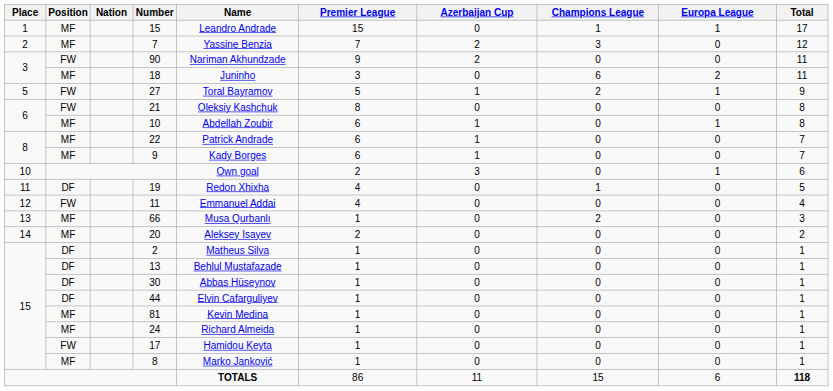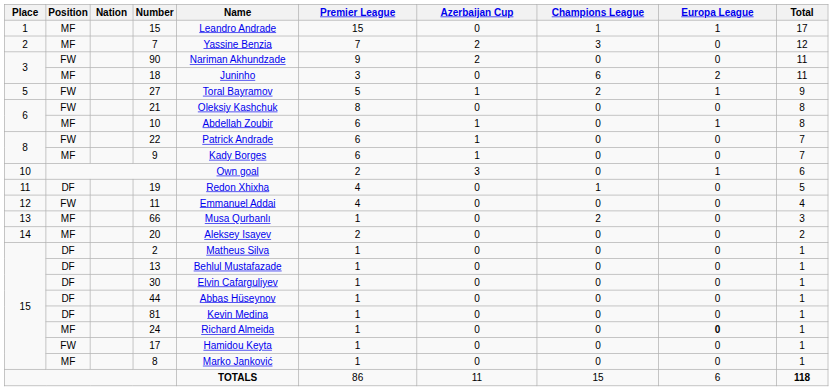(68, 140) MF -> (68, 140) FW
(238, 282) Abbas Hüseynov -> (238, 282) Elvin Cafarguliyev
(238, 298) Elvin Cafarguliyev -> (238, 298) Abbas Hüseynov
(68, 314) MF -> (68, 314) DF
(717, 330) normal -> (717, 330) bold
